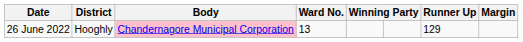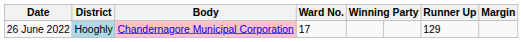(94, 29) no background -> (94, 29) lightblue background
(304, 29) 13 -> (304, 29) 17
